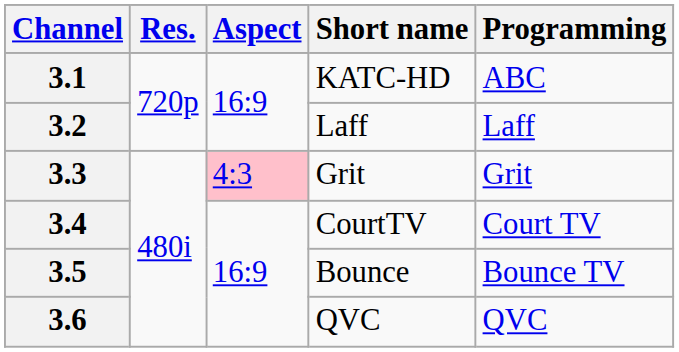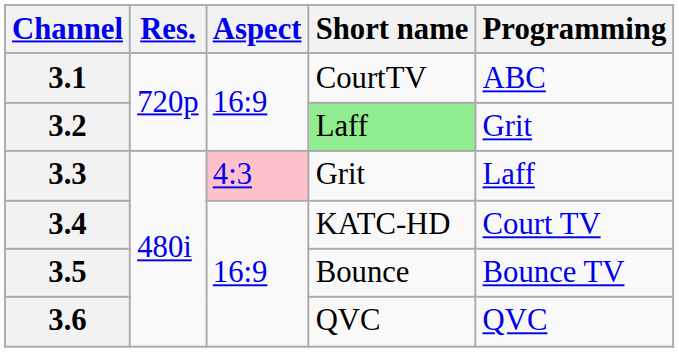(383, 77) KATC-HD -> (371, 77) CourtTV
(342, 126) no background -> (342, 126) lightgreen background
(509, 126) Laff -> (507, 126) Grit
(507, 175) Grit -> (509, 175) Laff
(371, 223) CourtTV -> (383, 223) KATC-HD
